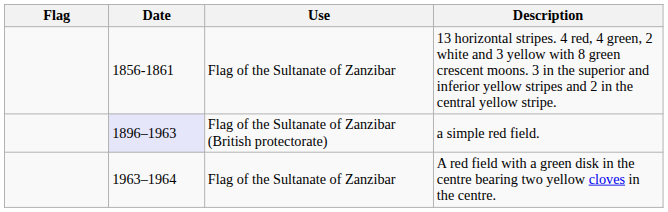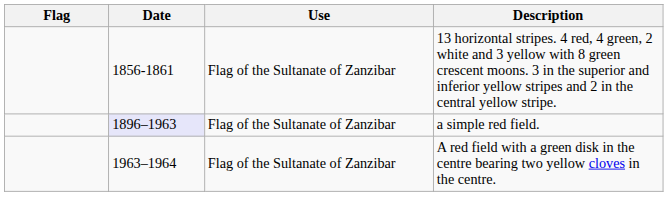(302, 133) Flag of the Sultanate of Zanzibar (British protectorate) -> (302, 125) Flag of the Sultanate of Zanzibar
